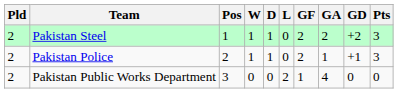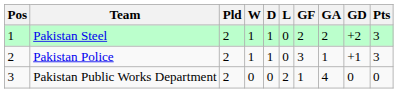columns swapped: (232, 14) <-> (17, 14)
(300, 56) 2 -> (300, 56) 3
